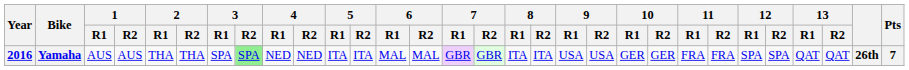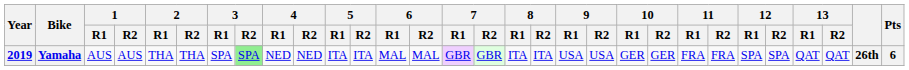(20, 55) 2016 -> (20, 55) 2019
(893, 55) 7 -> (893, 55) 6
